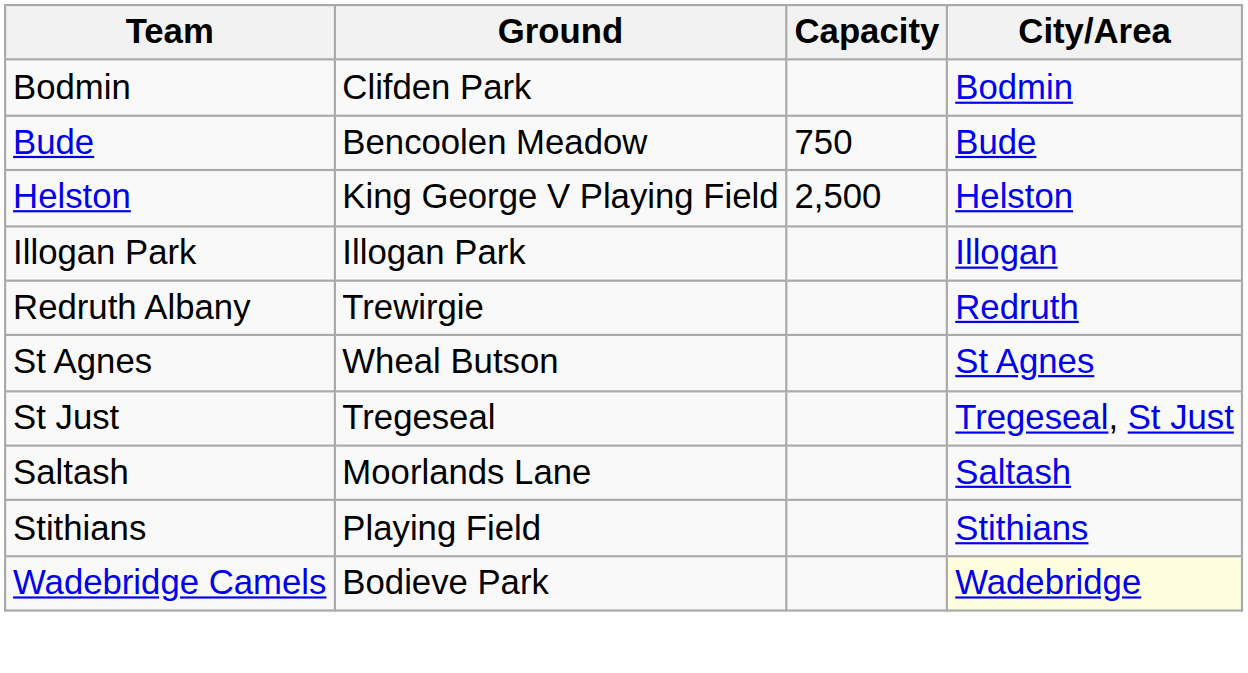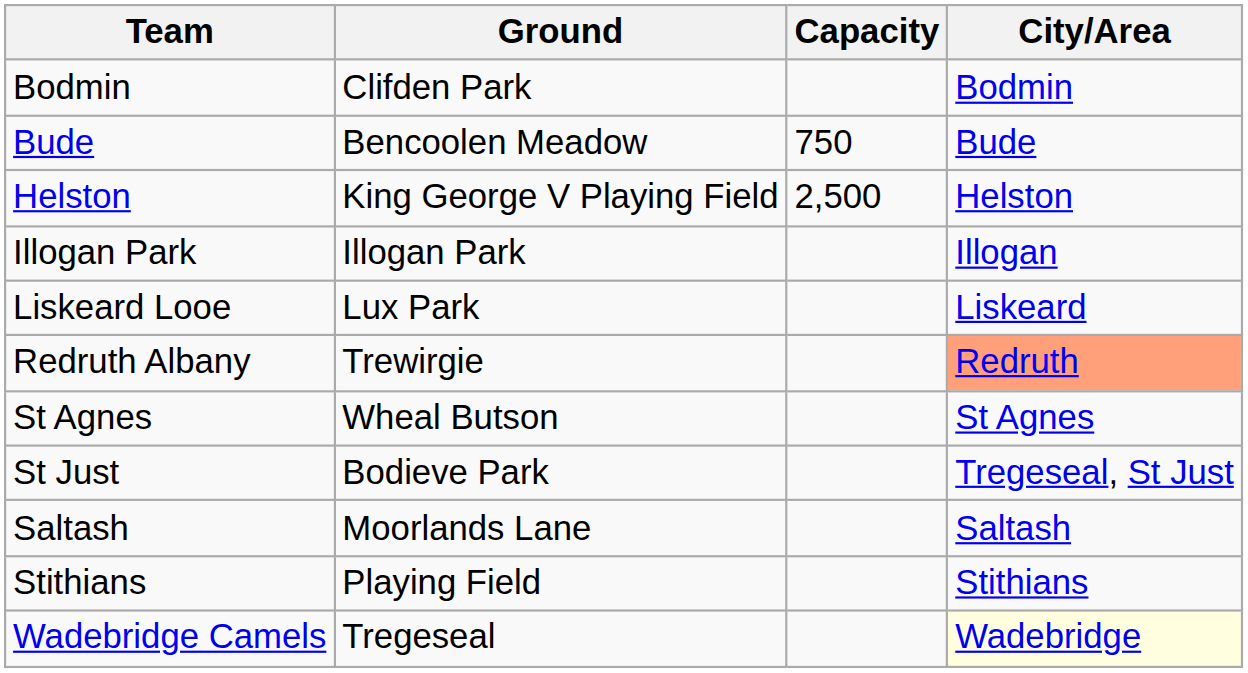+ row: (122, 307)
(1017, 307) no background -> (1017, 362) lightsalmon background
(419, 417) Tregeseal -> (446, 472) Bodieve Park
(446, 582) Bodieve Park -> (419, 637) Tregeseal
